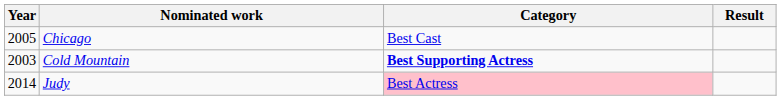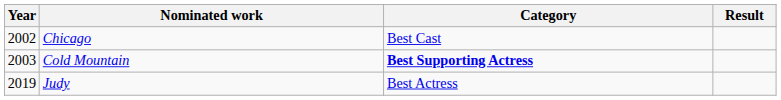(22, 38) 2005 -> (22, 38) 2002
(22, 83) 2014 -> (22, 83) 2019
(422, 83) pink background -> (422, 83) no background
